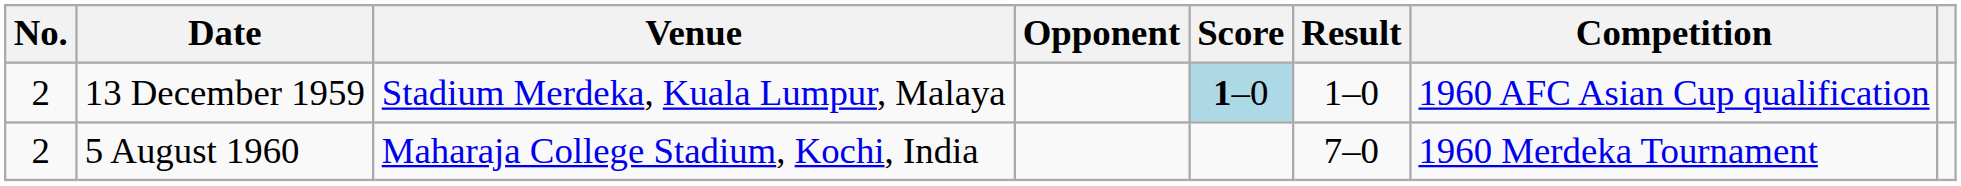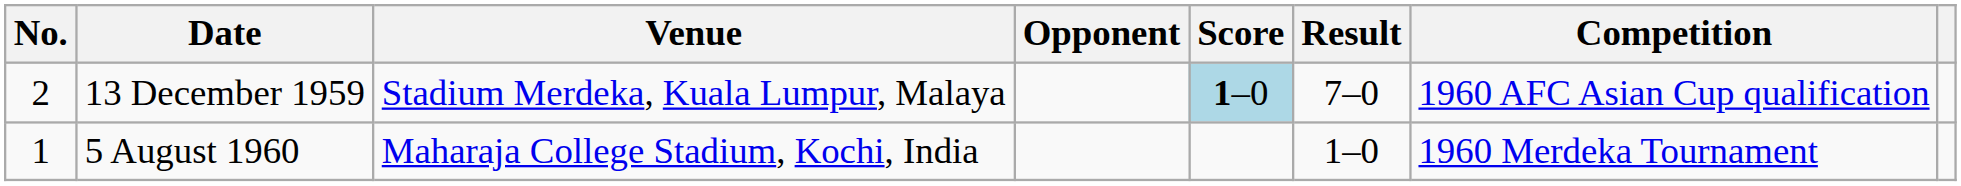(1351, 92) 1–0 -> (1351, 92) 7–0
(41, 150) 2 -> (41, 150) 1
(1351, 150) 7–0 -> (1351, 150) 1–0
